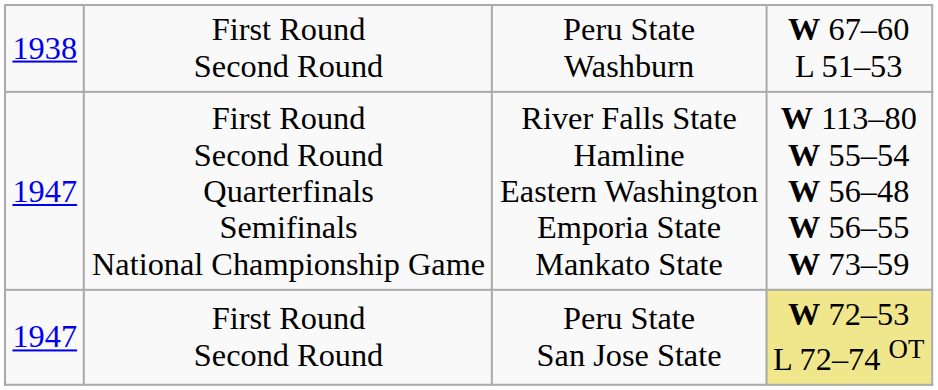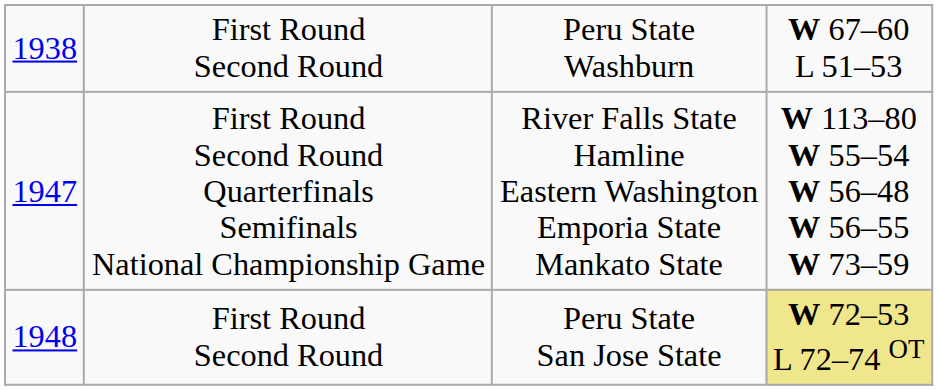(45, 336) 1947 -> (45, 336) 1948
